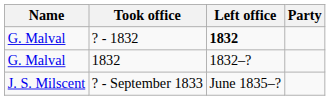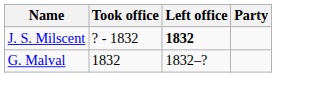(37, 38) G. Malval -> (46, 38) J. S. Milscent
- row: (147, 83)
